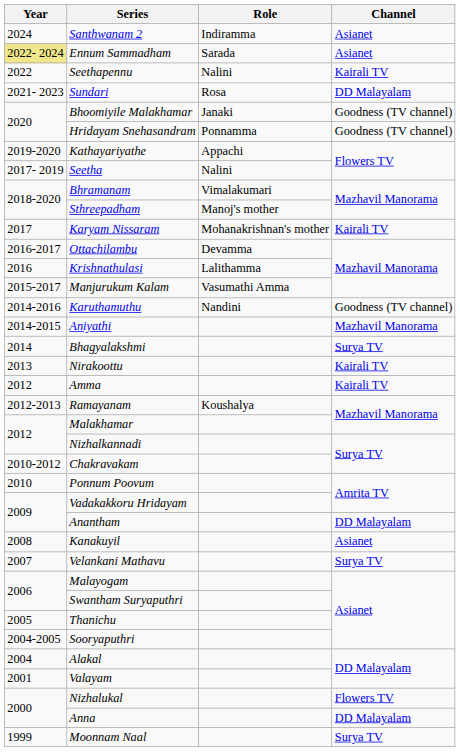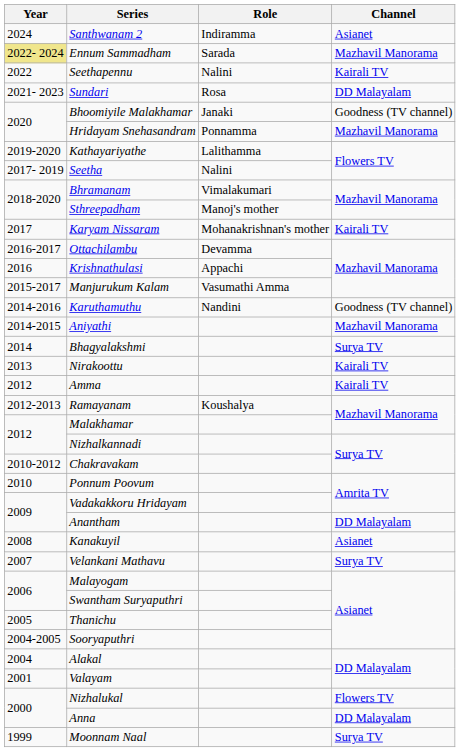(354, 53) Asianet -> (386, 53) Mazhavil Manorama
(394, 131) Goodness (TV channel) -> (386, 131) Mazhavil Manorama
(222, 151) Appachi -> (231, 151) Lalithamma
(231, 268) Lalithamma -> (222, 268) Appachi
